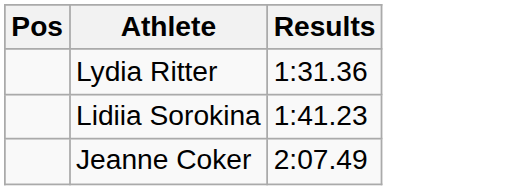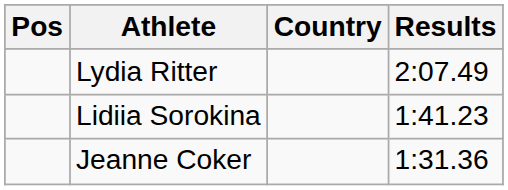+ column: (328, 26)
(321, 71) 1:31.36 -> (442, 71) 2:07.49
(321, 160) 2:07.49 -> (442, 160) 1:31.36
